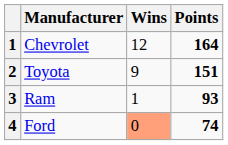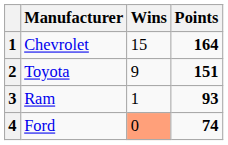(139, 45) 12 -> (139, 45) 15
